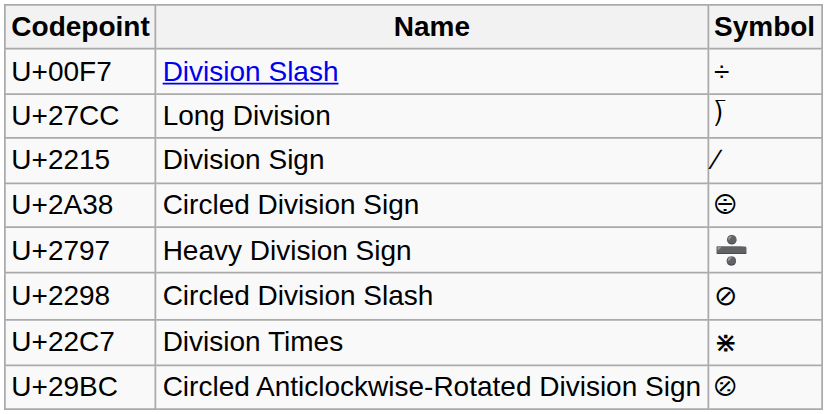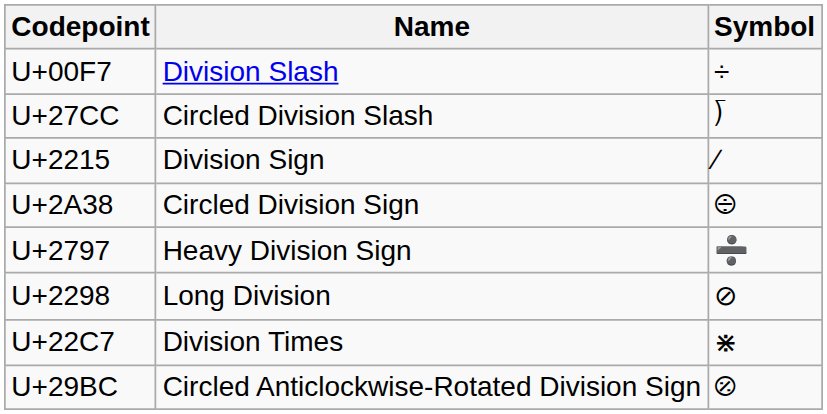(247, 115) Long Division -> (298, 115) Circled Division Slash
(298, 295) Circled Division Slash -> (247, 295) Long Division
